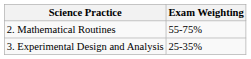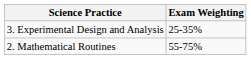rows swapped: (61, 29) <-> (85, 46)
